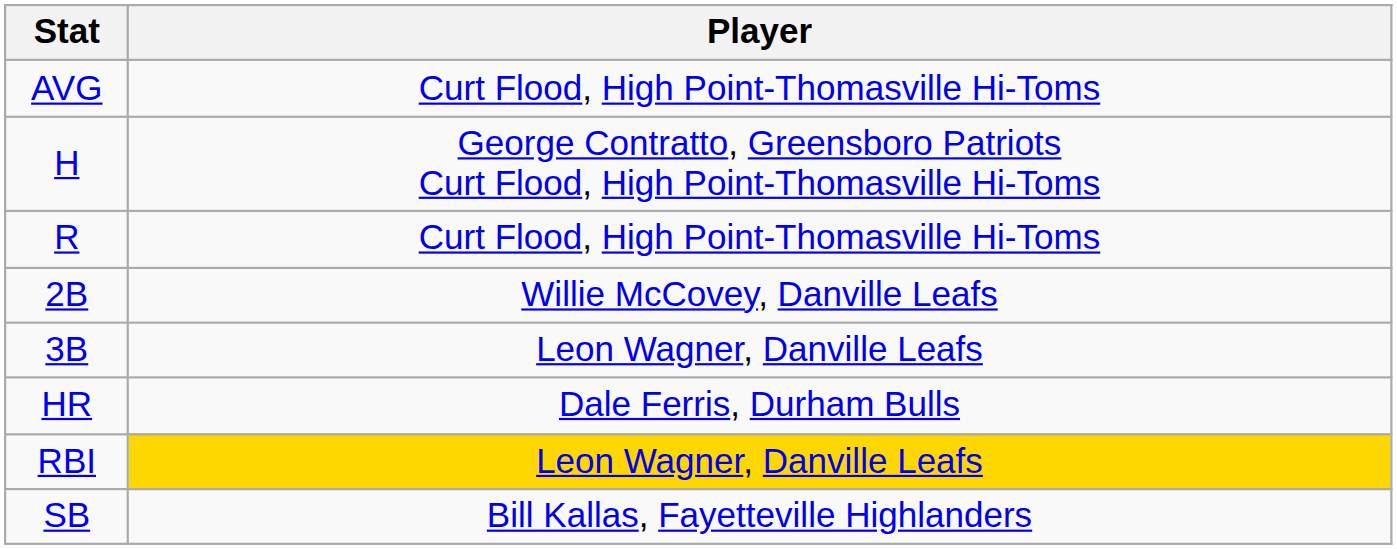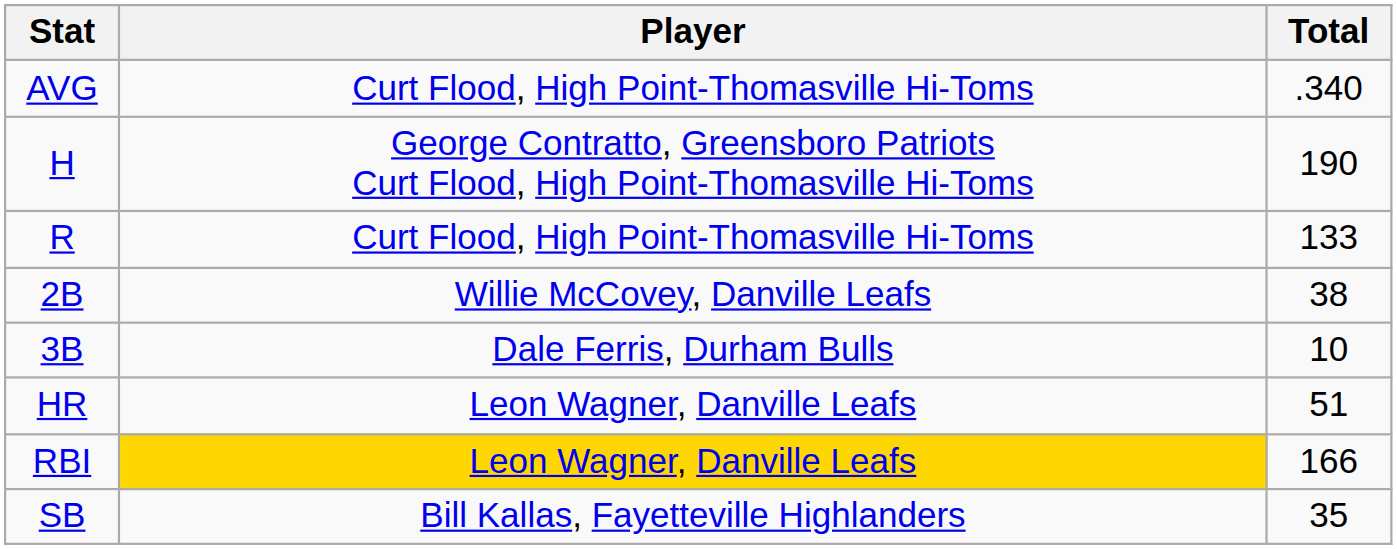+ column: (1329, 32)
(759, 349) Leon Wagner, Danville Leafs -> (693, 349) Dale Ferris, Durham Bulls
(759, 405) Dale Ferris, Durham Bulls -> (693, 405) Leon Wagner, Danville Leafs
